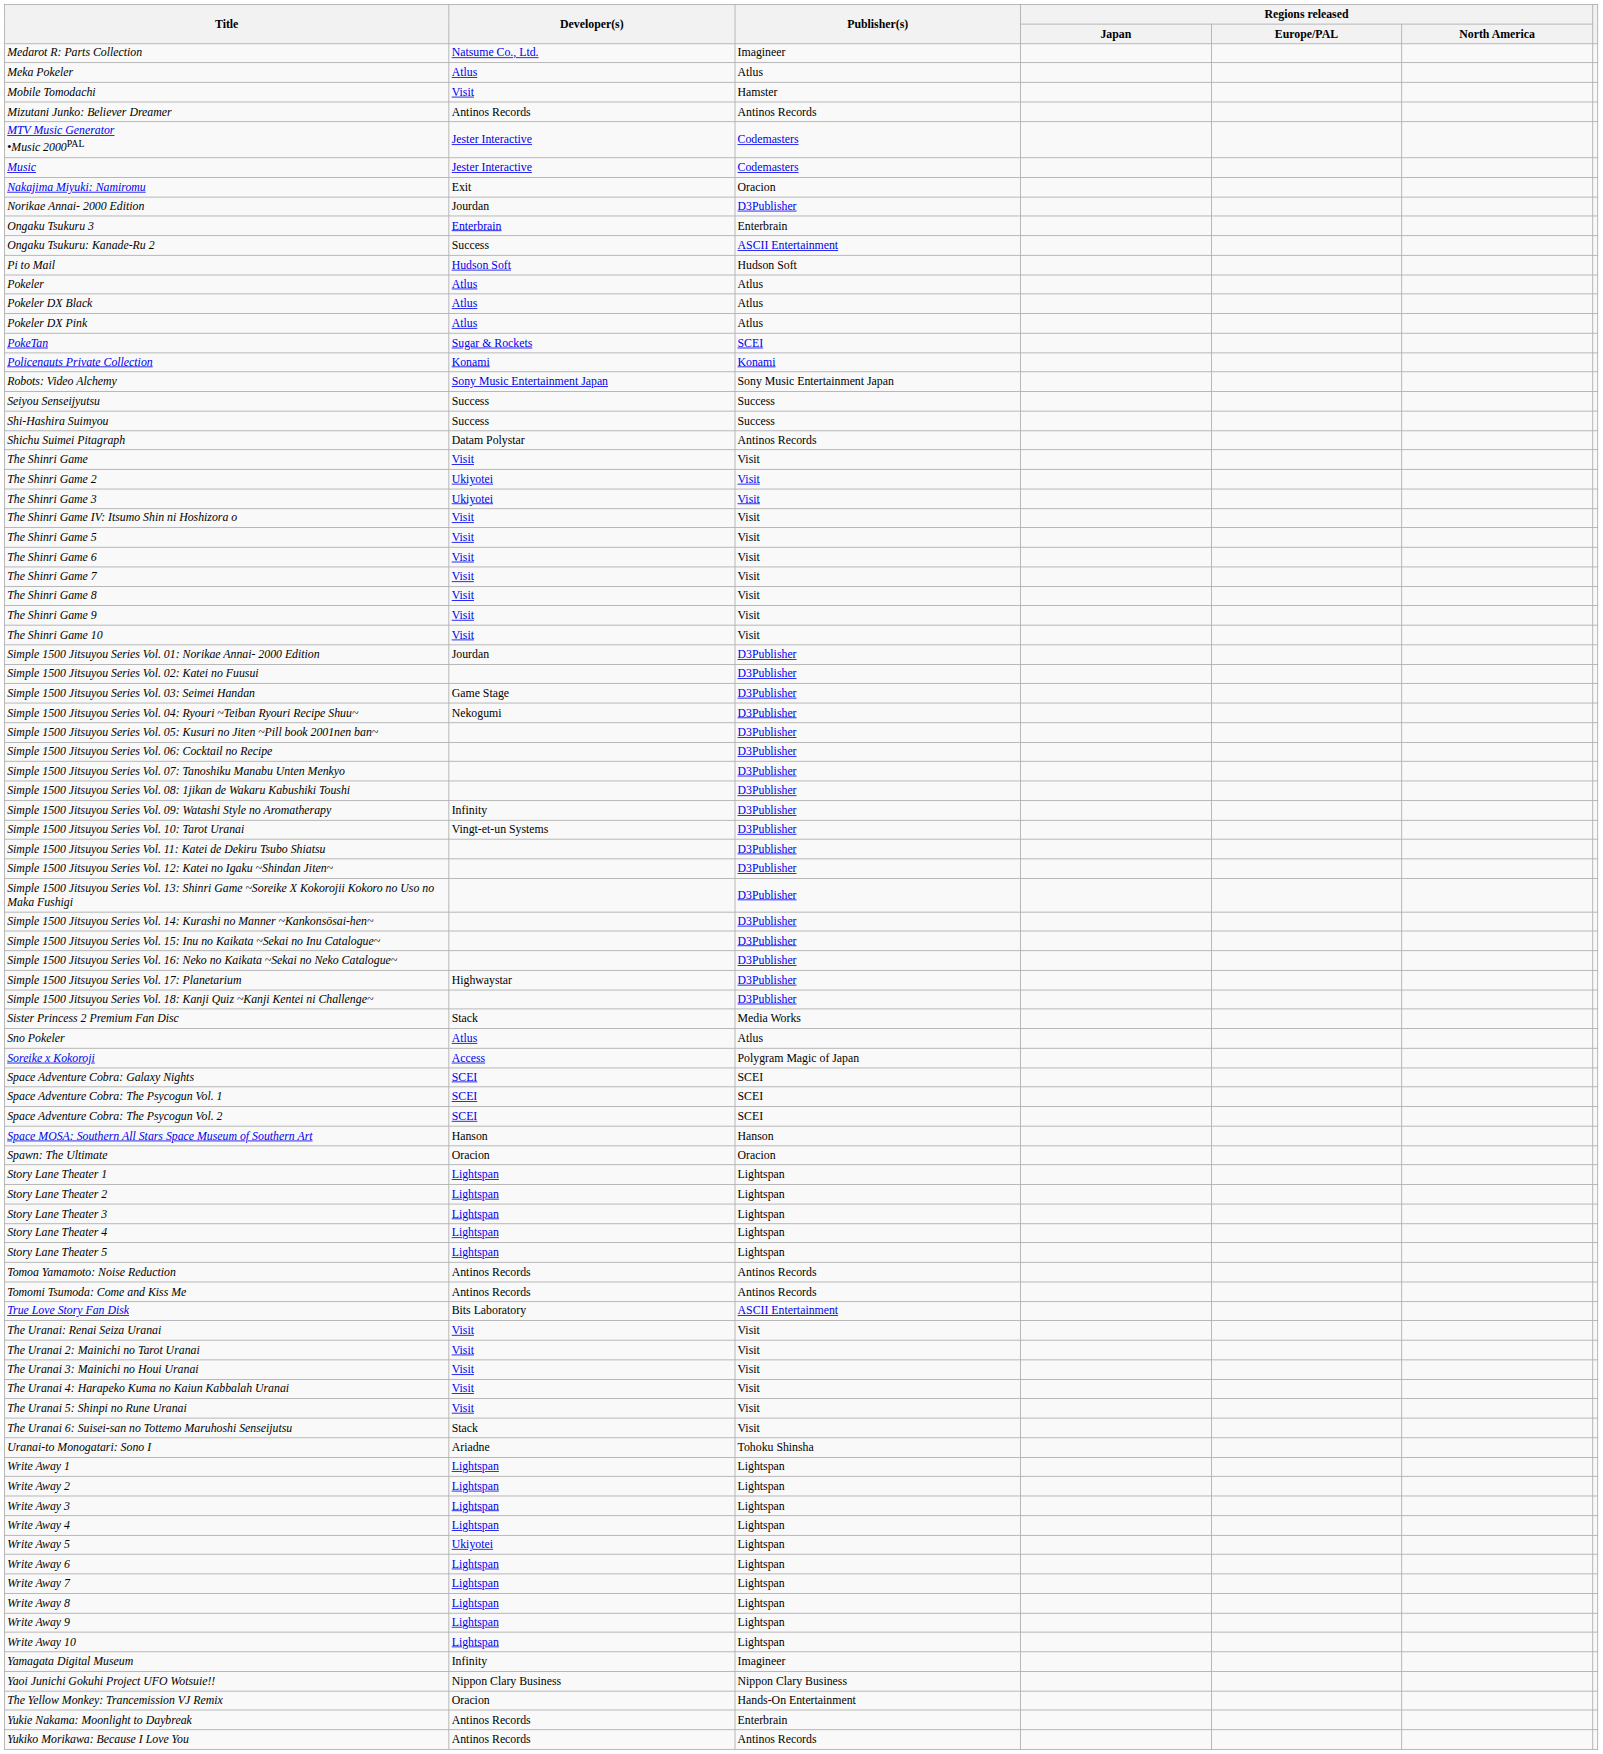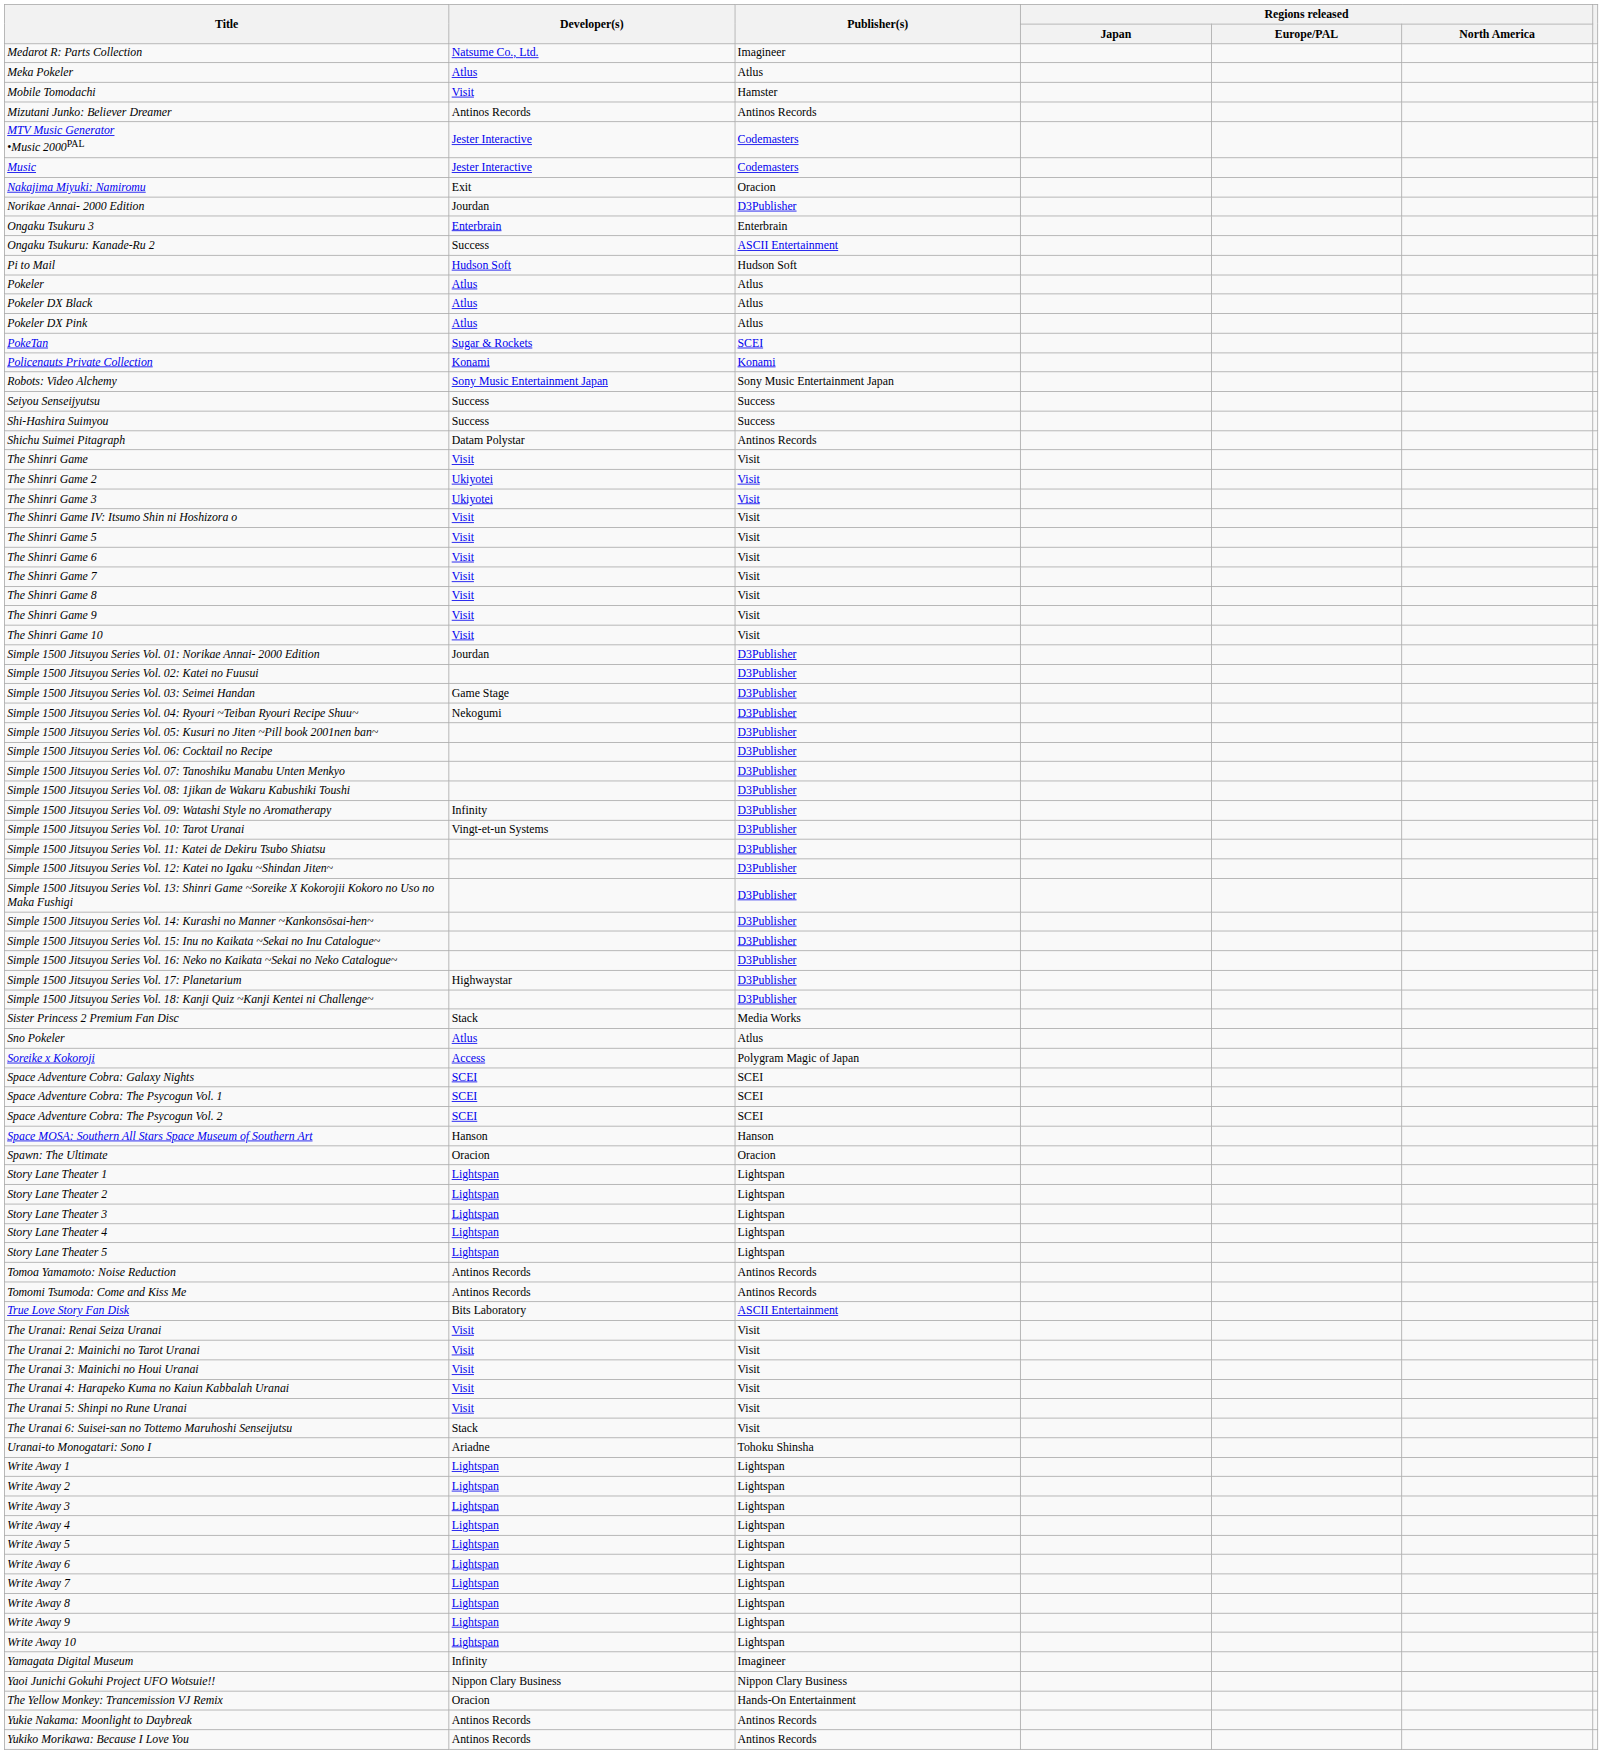(472, 1545) Ukiyotei -> (475, 1545) Lightspan
(762, 1720) Enterbrain -> (777, 1720) Antinos Records
